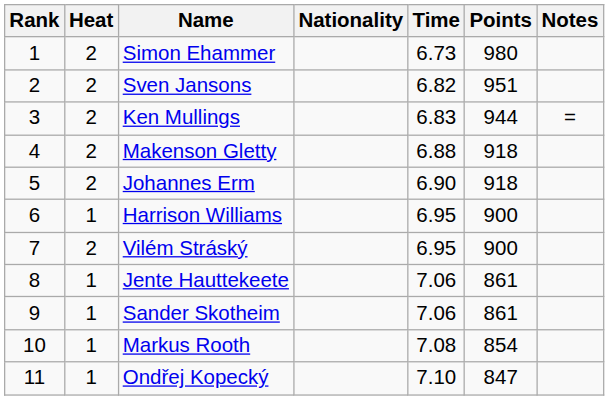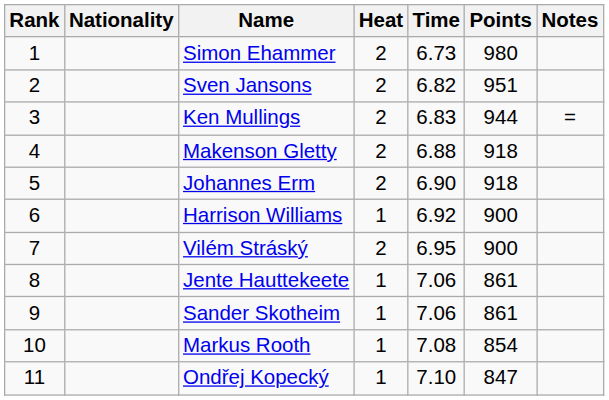columns swapped: (91, 20) <-> (351, 20)
(436, 215) 6.95 -> (436, 215) 6.92
